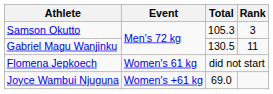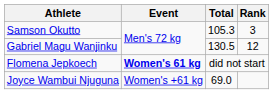(253, 47) 11 -> (253, 47) 12
(160, 64) normal -> (162, 64) bold
